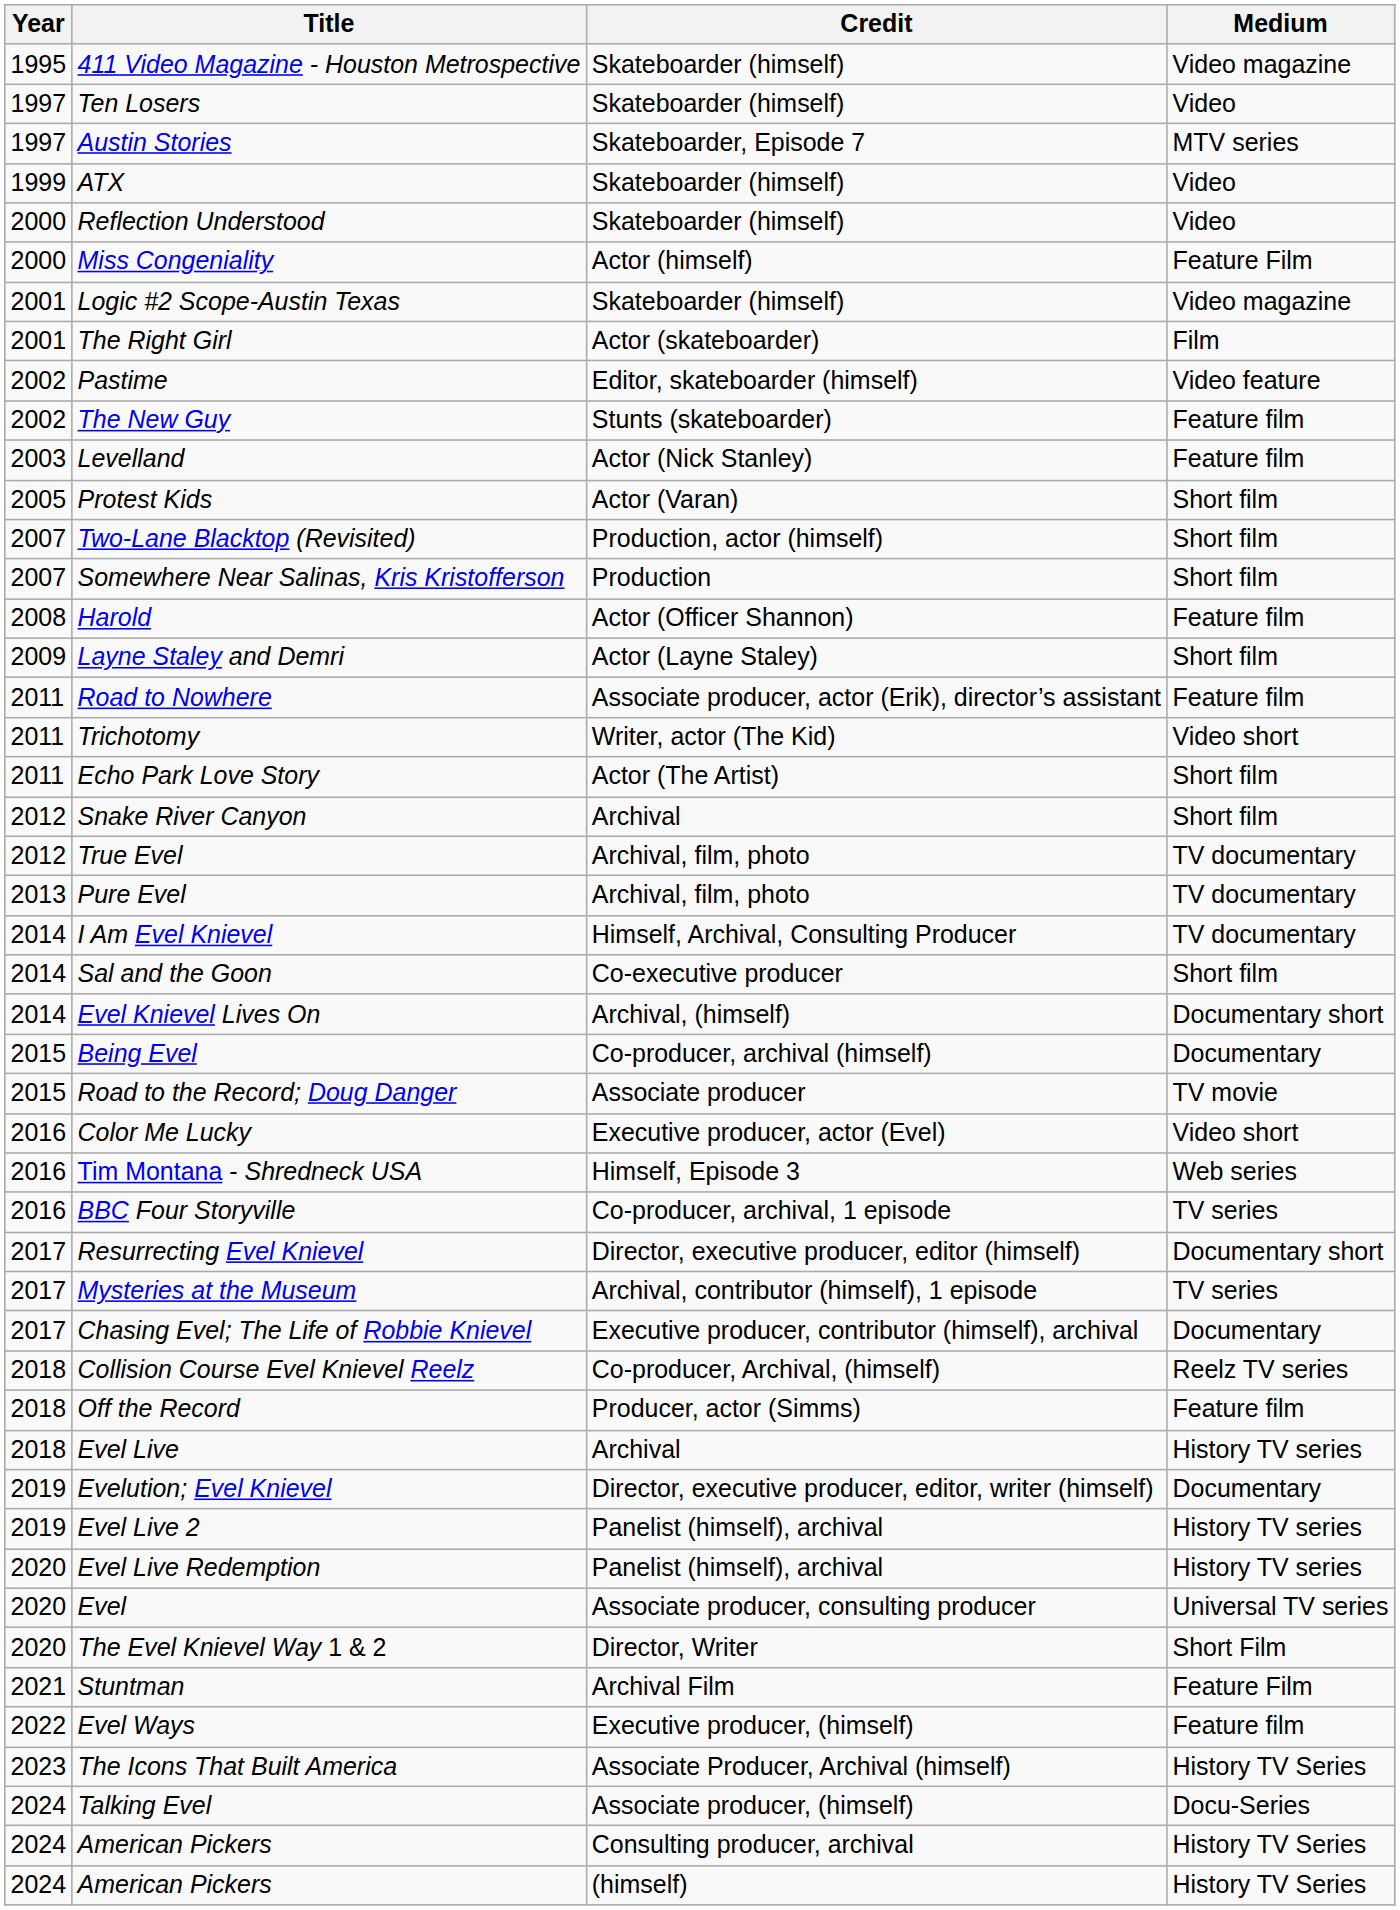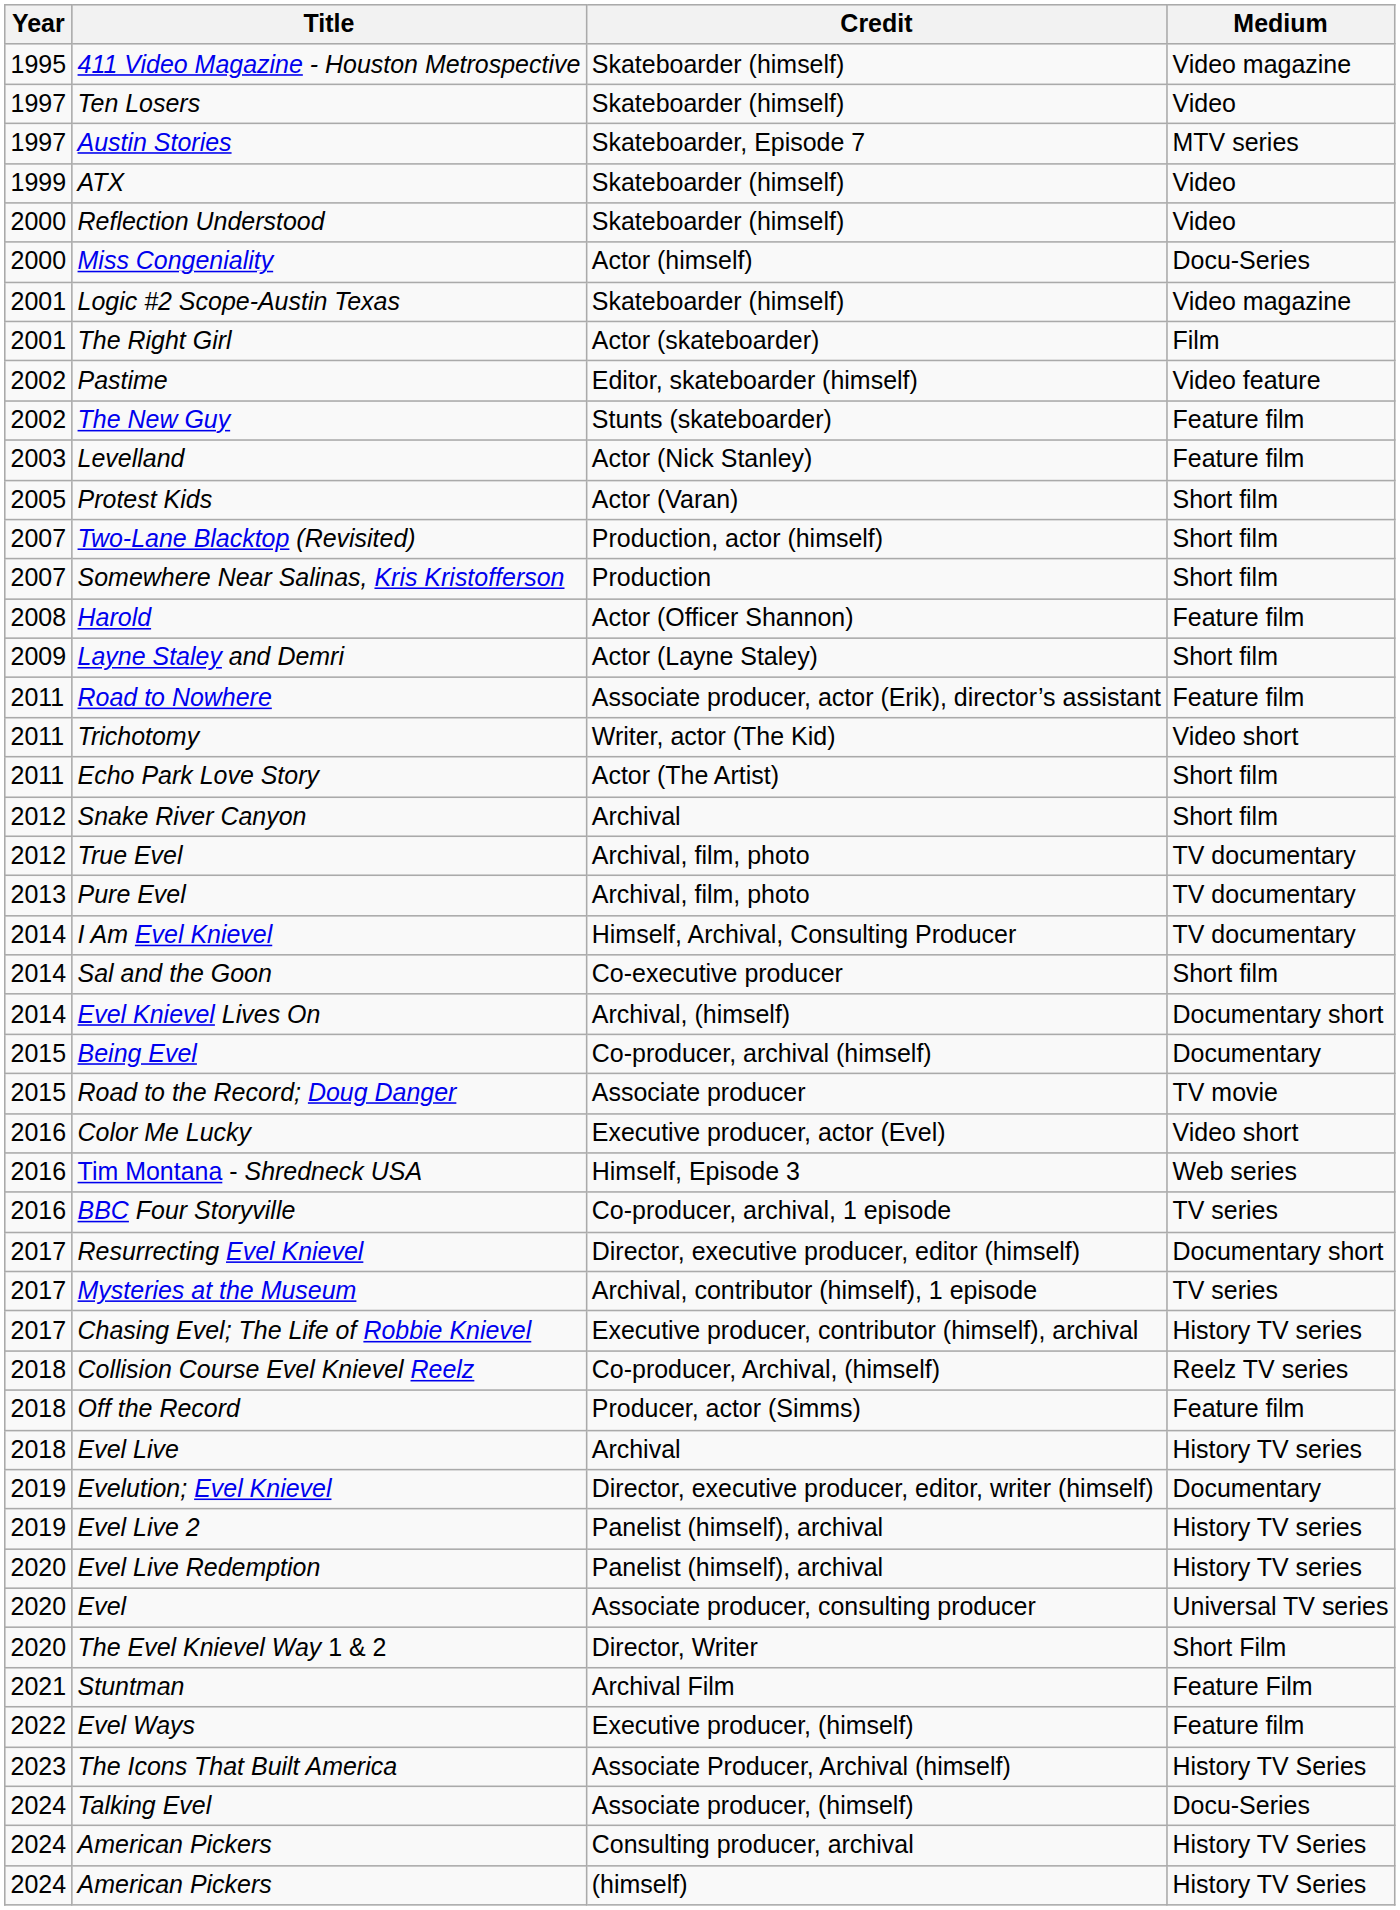(1243, 261) Feature Film -> (1241, 261) Docu-Series
(1247, 1330) Documentary -> (1267, 1330) History TV series
